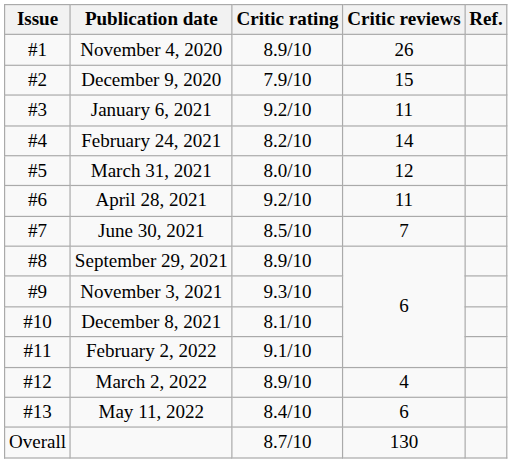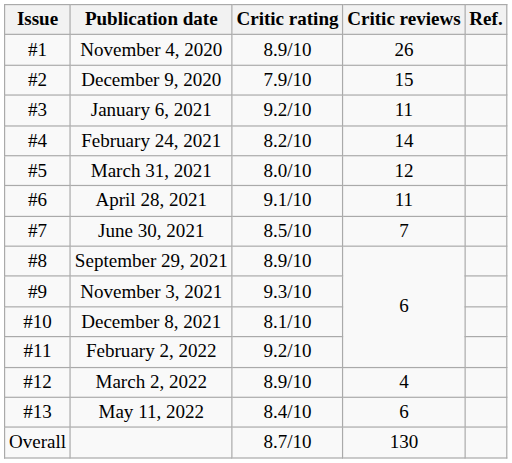(287, 200) 9.2/10 -> (287, 200) 9.1/10
(287, 351) 9.1/10 -> (287, 351) 9.2/10
